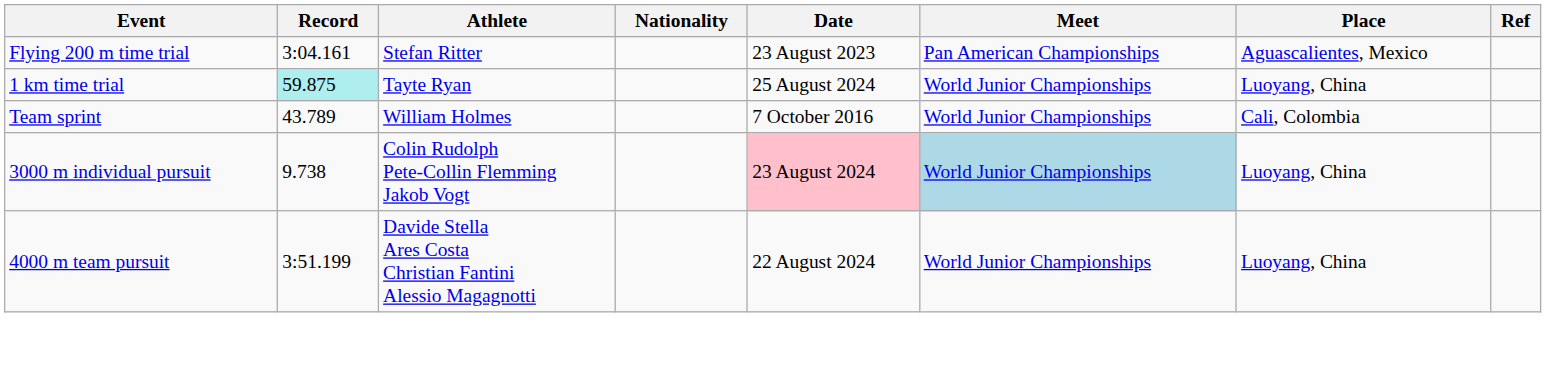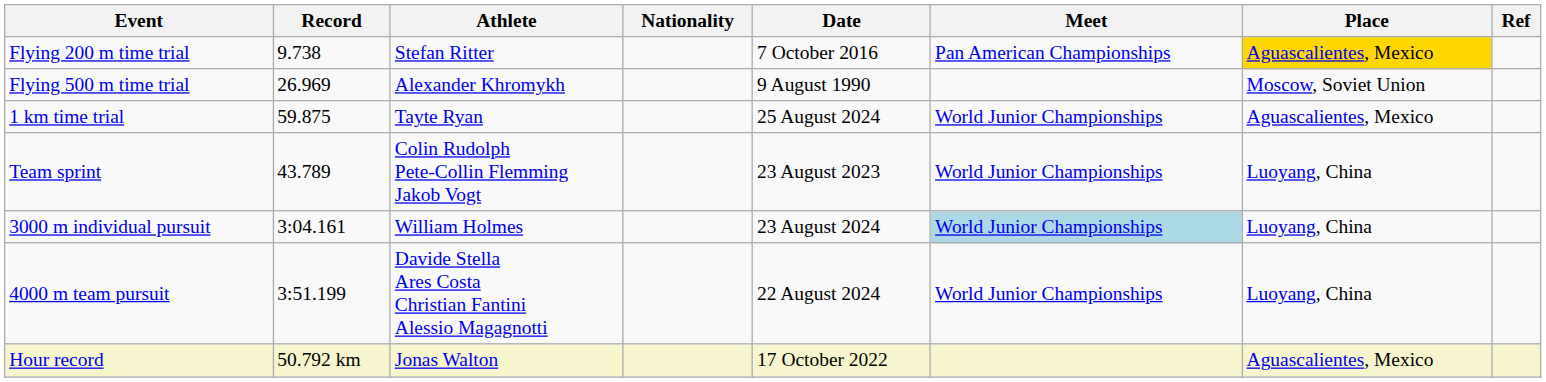(317, 52) 3:04.161 -> (299, 52) 9.738
(814, 52) 23 August 2023 -> (818, 52) 7 October 2016
(1334, 52) no background -> (1340, 52) gold background
+ row: (99, 84)
(309, 84) paleturquoise background -> (304, 116) no background
(1304, 84) Luoyang, China -> (1340, 116) Aguascalientes, Mexico
(447, 116) William Holmes -> (482, 172) Colin Rudolph Pete-Collin Flemming Jakob Vogt
(813, 116) 7 October 2016 -> (819, 172) 23 August 2023
(1300, 116) Cali, Colombia -> (1309, 172) Luoyang, China
(304, 172) 9.738 -> (312, 227) 3:04.161
(470, 172) Colin Rudolph Pete-Collin Flemming Jakob Vogt -> (459, 227) William Holmes
(814, 172) pink background -> (819, 227) no background
+ row: (56, 360)
